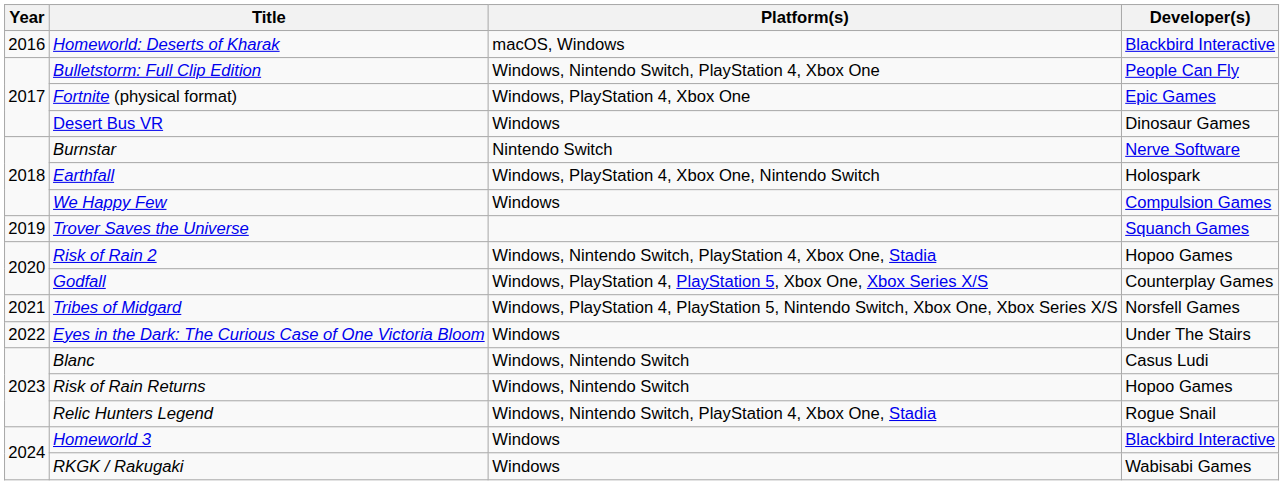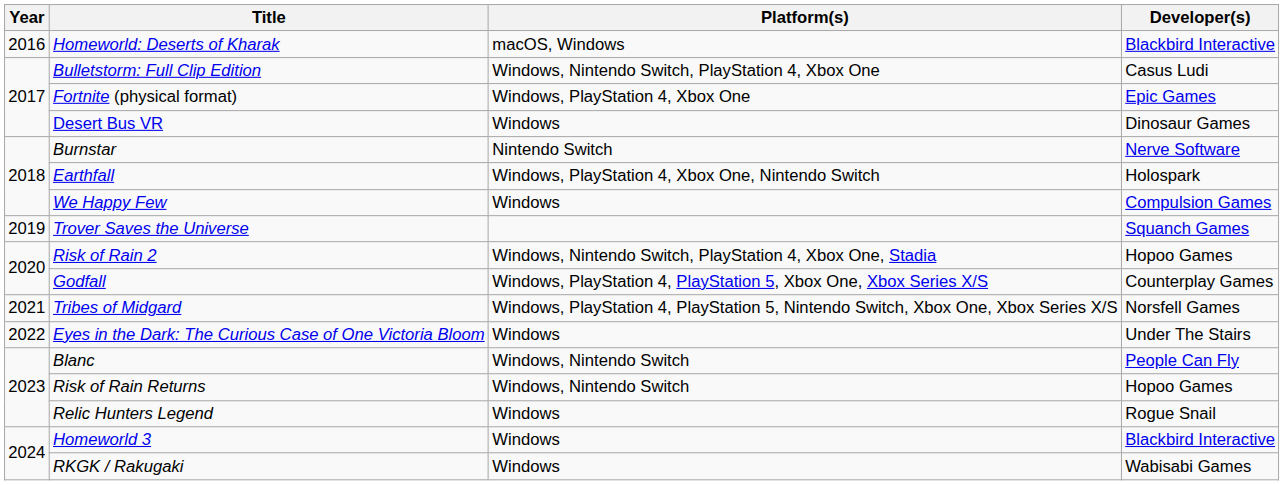(1182, 70) People Can Fly -> (1167, 70) Casus Ludi
(1167, 360) Casus Ludi -> (1182, 360) People Can Fly
(714, 413) Windows, Nintendo Switch, PlayStation 4, Xbox One, Stadia -> (526, 413) Windows
